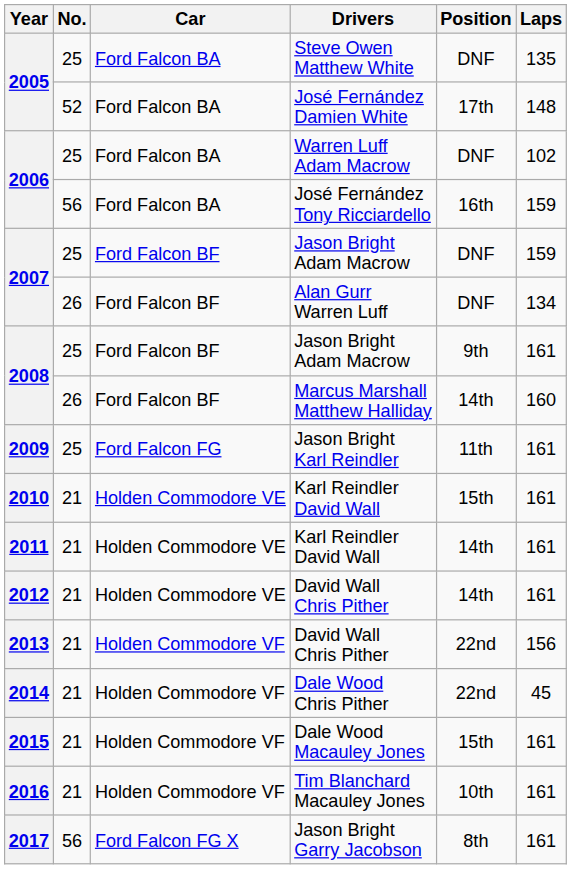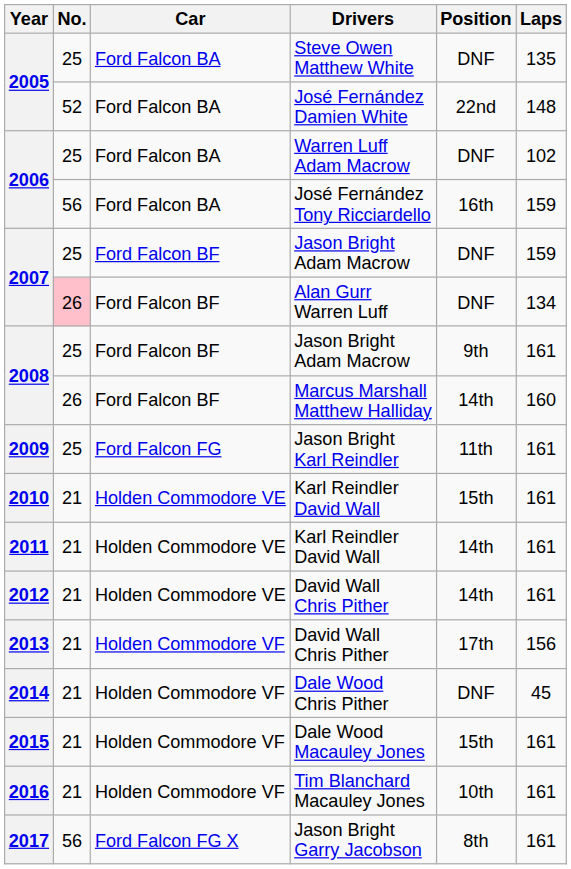(476, 107) 17th -> (476, 107) 22nd
(72, 302) no background -> (72, 302) pink background
(476, 644) 22nd -> (476, 644) 17th
(476, 693) 22nd -> (476, 693) DNF
